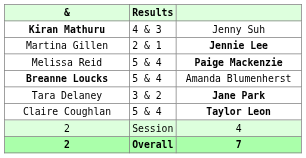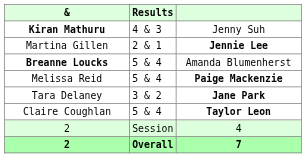rows swapped: (67, 79) <-> (67, 62)
